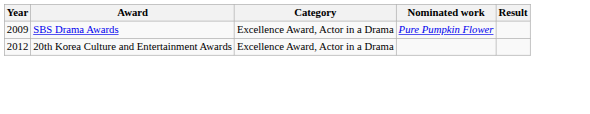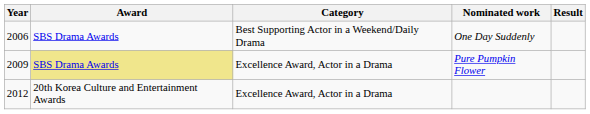+ row: (494, 36)
(76, 30) no background -> (76, 65) khaki background
